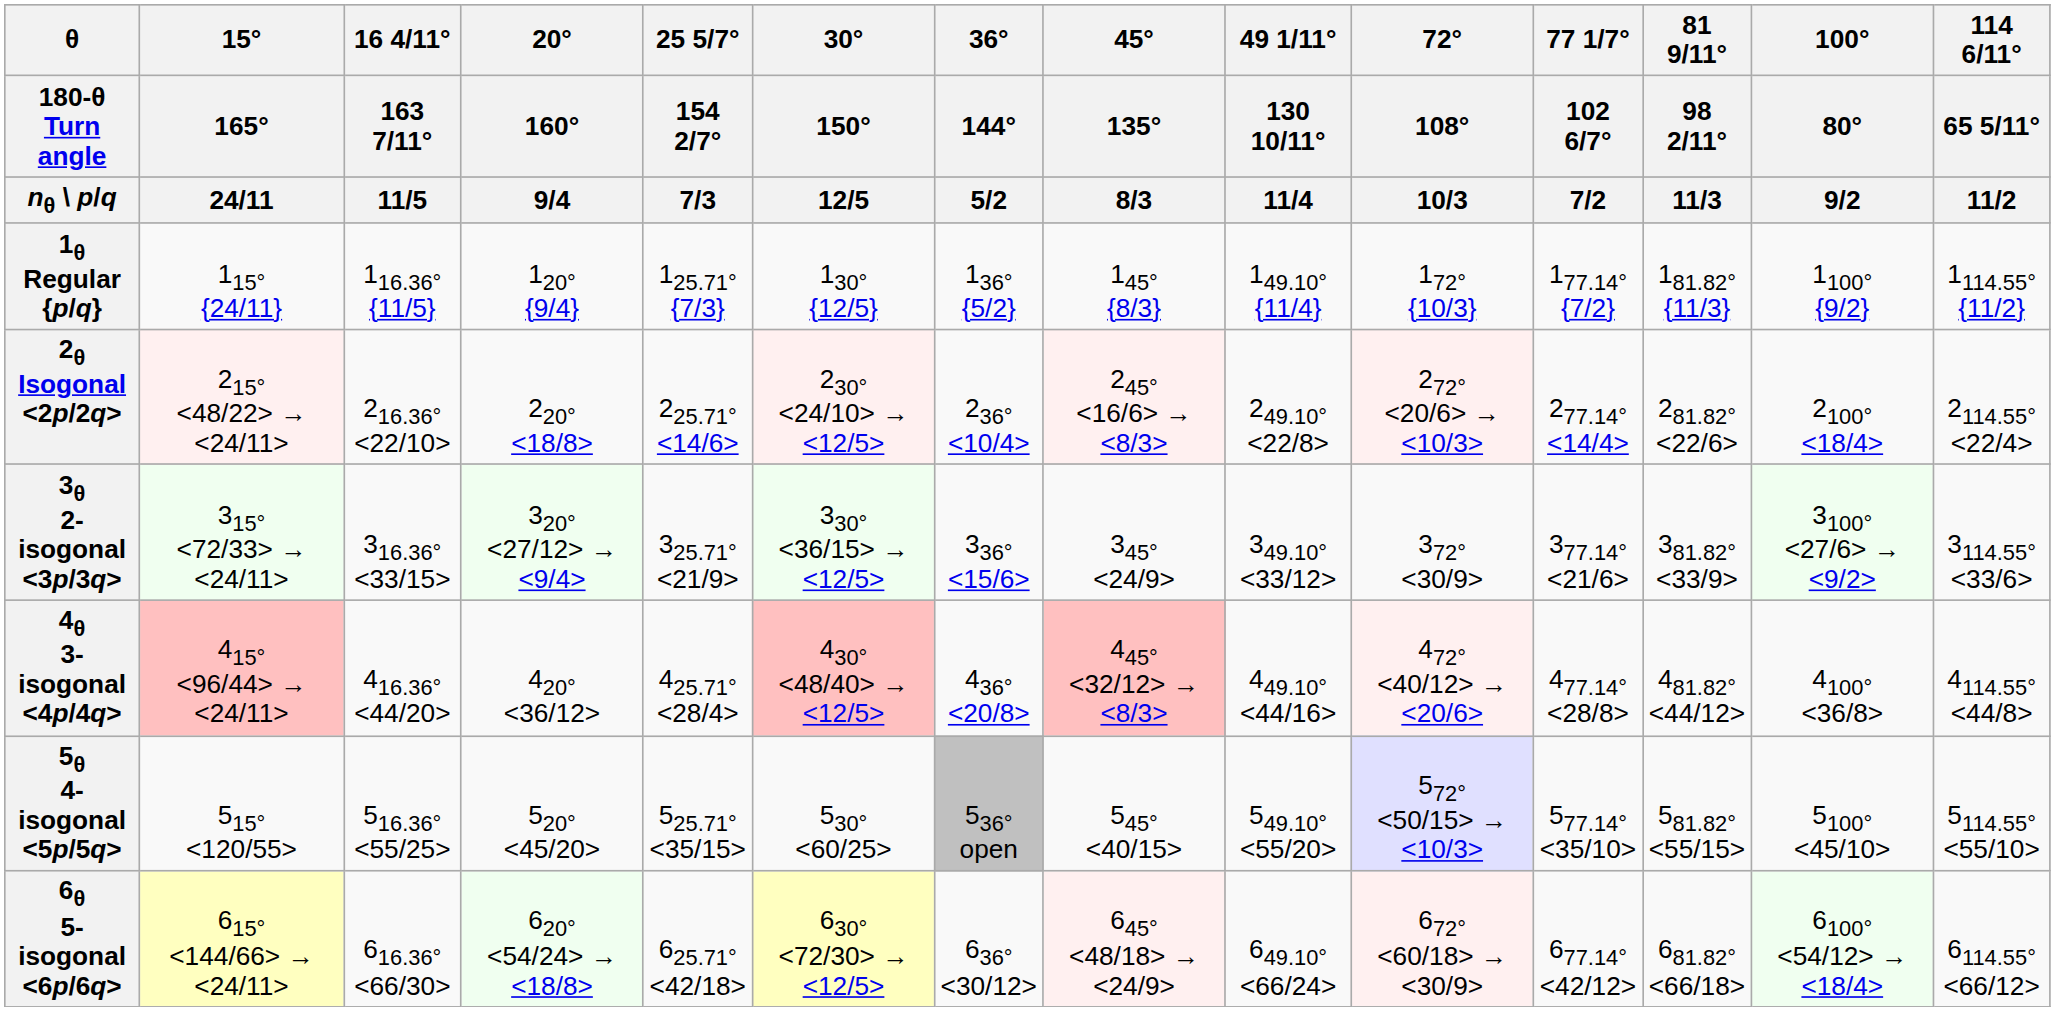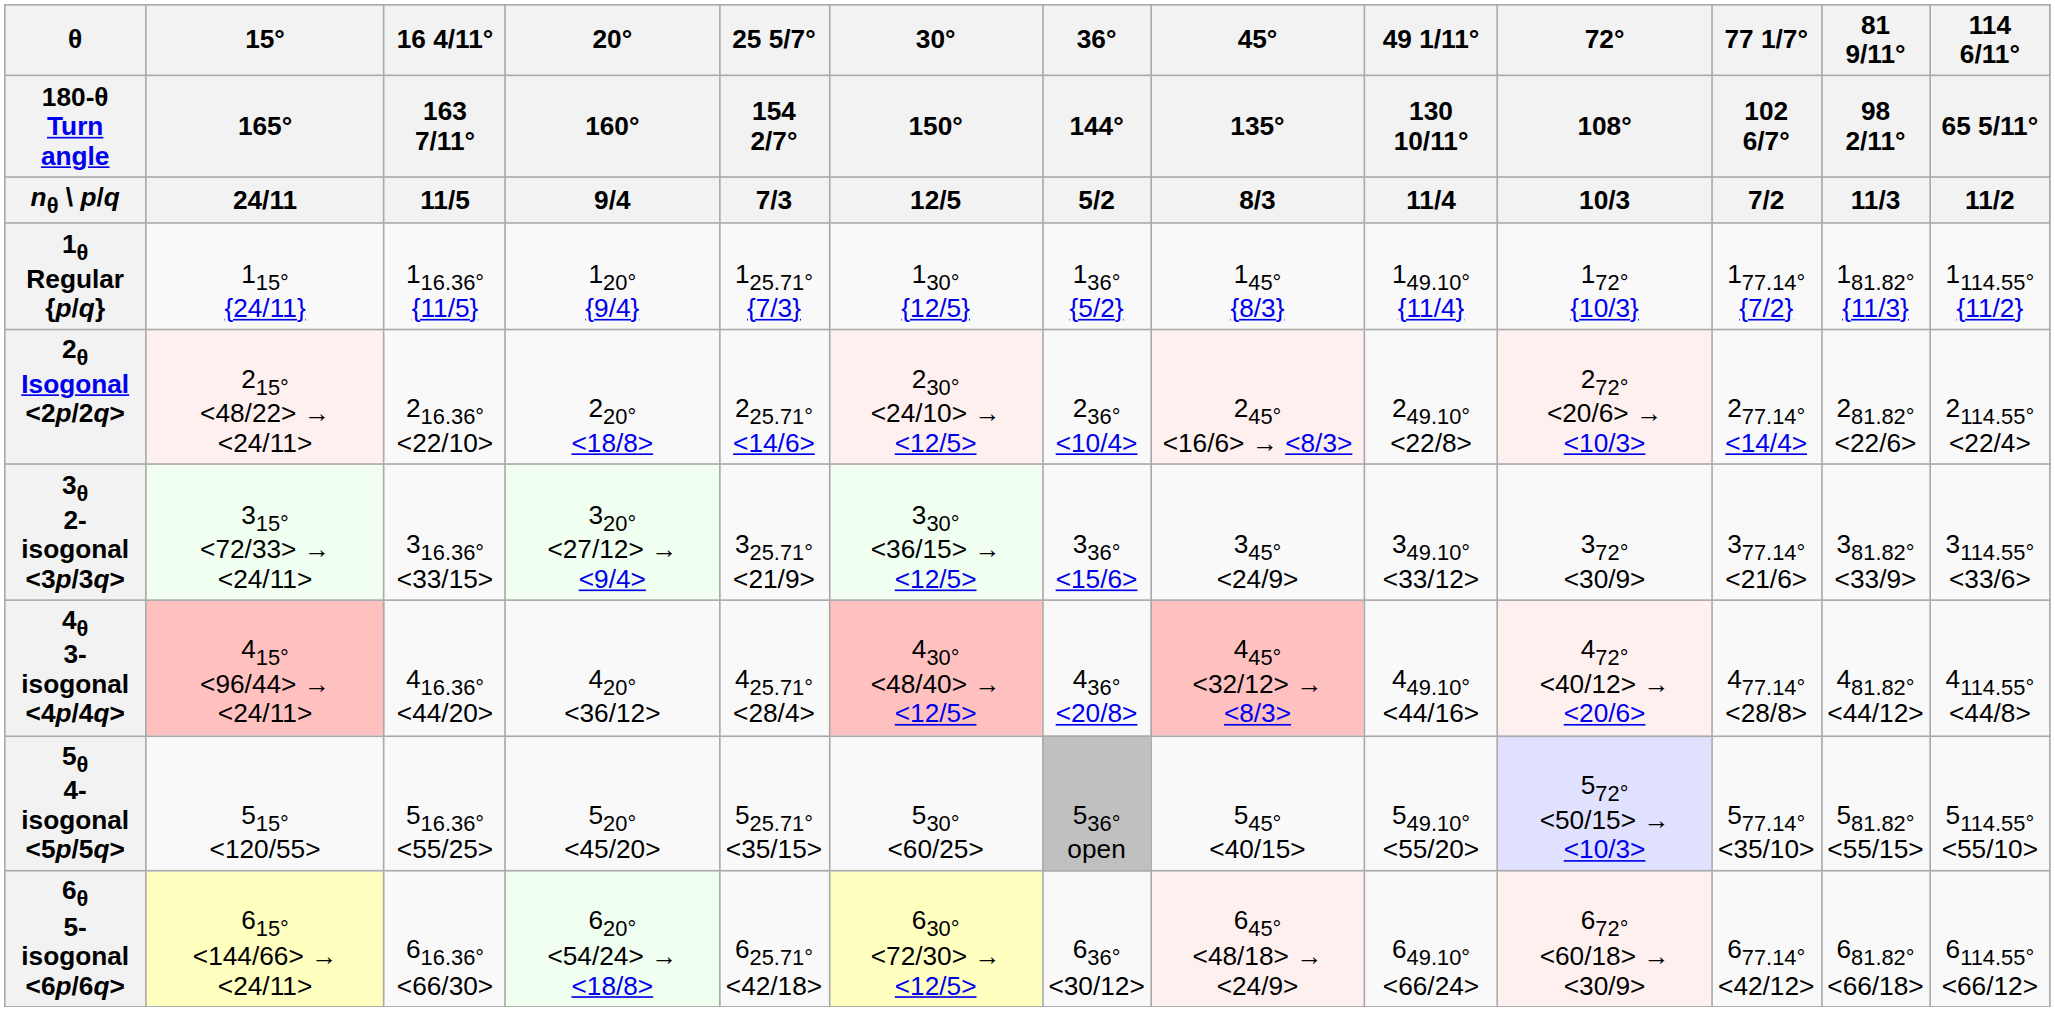- column: (1842, 199)
